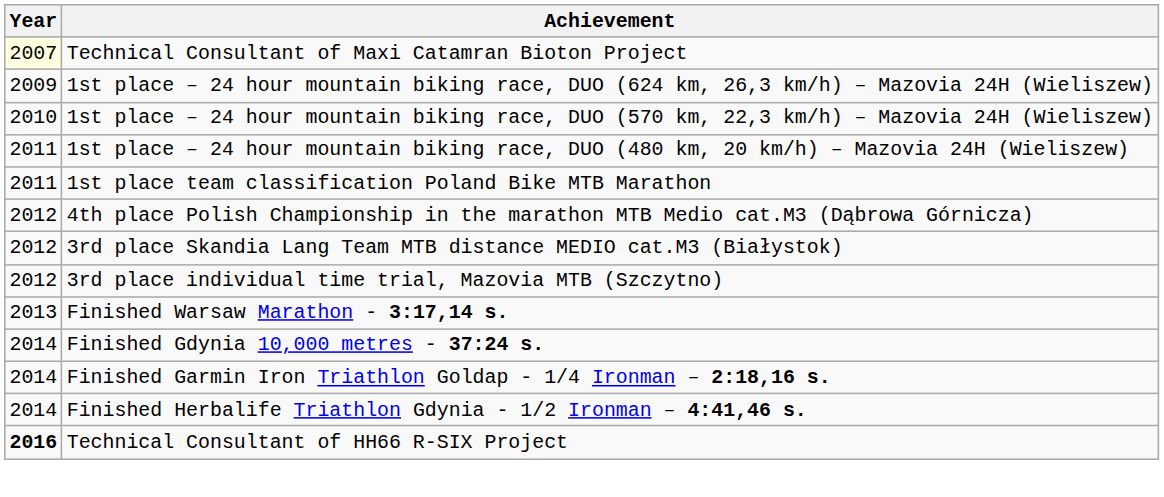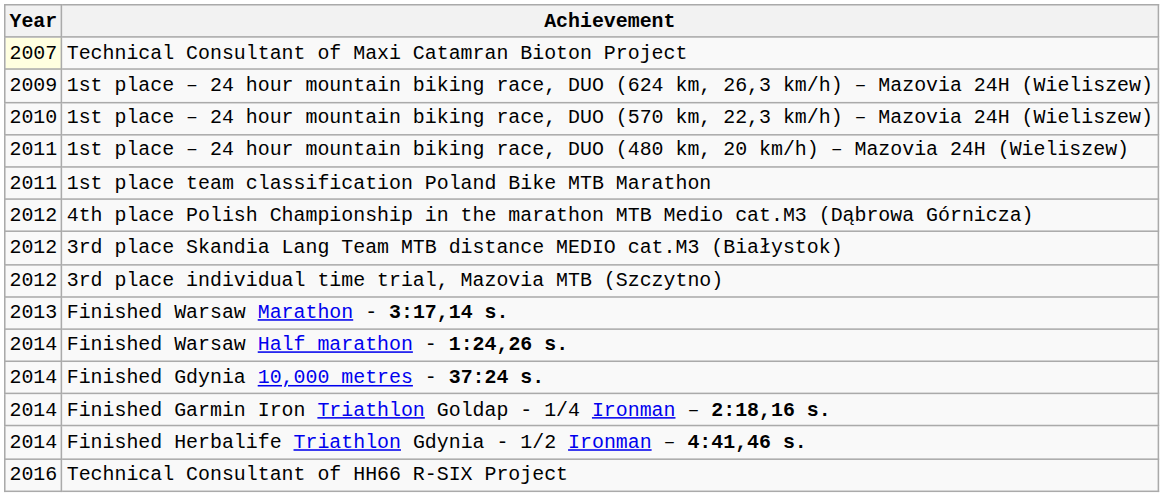+ row: (317, 345)
(33, 442) bold -> (33, 475) normal
